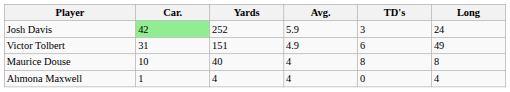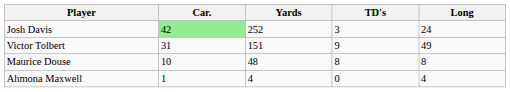- column: (321, 12)
(363, 45) 6 -> (337, 45) 9
(217, 62) 40 -> (253, 62) 48
